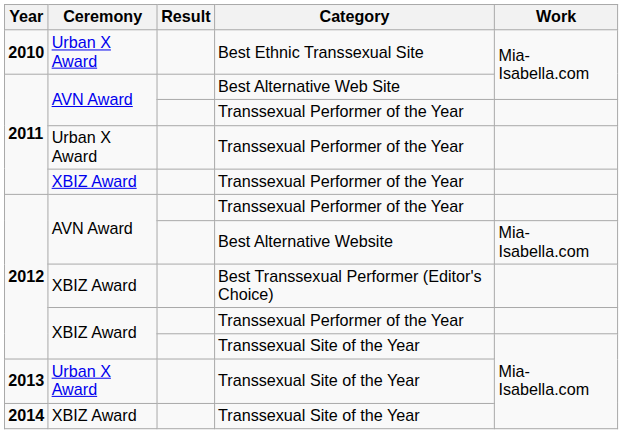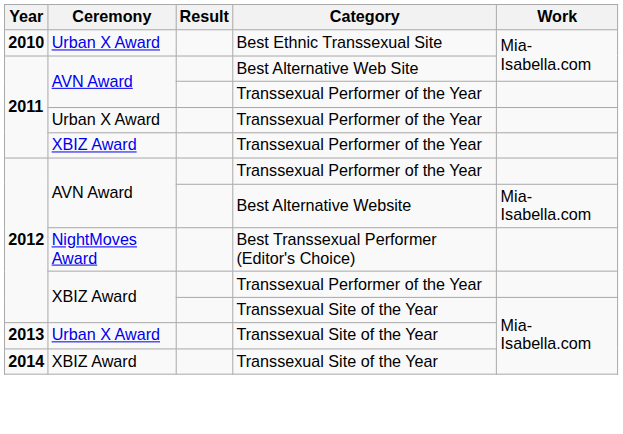(94, 285) XBIZ Award -> (94, 249) NightMoves Award
